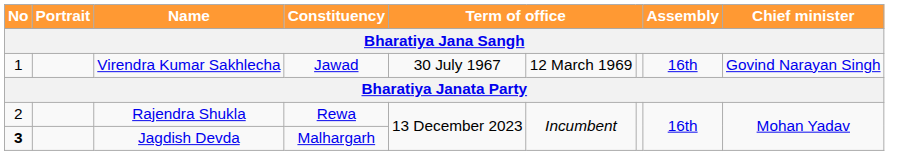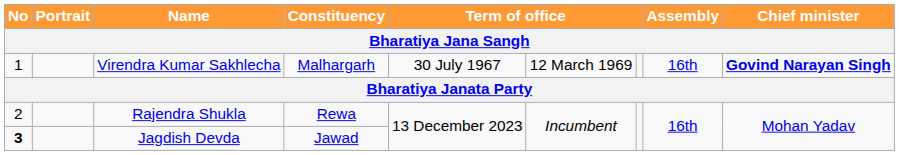(336, 65) Jawad -> (336, 65) Malhargarh
(803, 65) normal -> (808, 65) bold
(336, 138) Malhargarh -> (336, 138) Jawad
